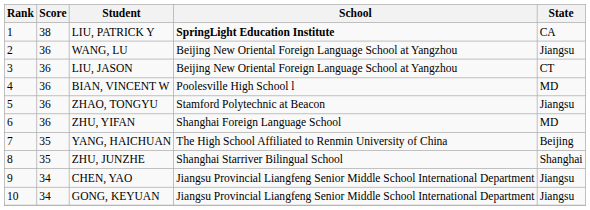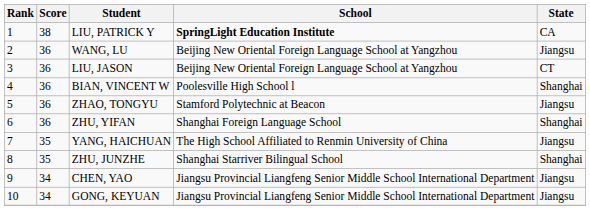(549, 86) MD -> (561, 86) Shanghai
(549, 123) MD -> (561, 123) Shanghai
(557, 141) Beijing -> (557, 141) Jiangsu
